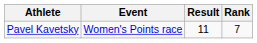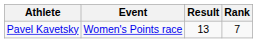(203, 30) 11 -> (203, 30) 13
